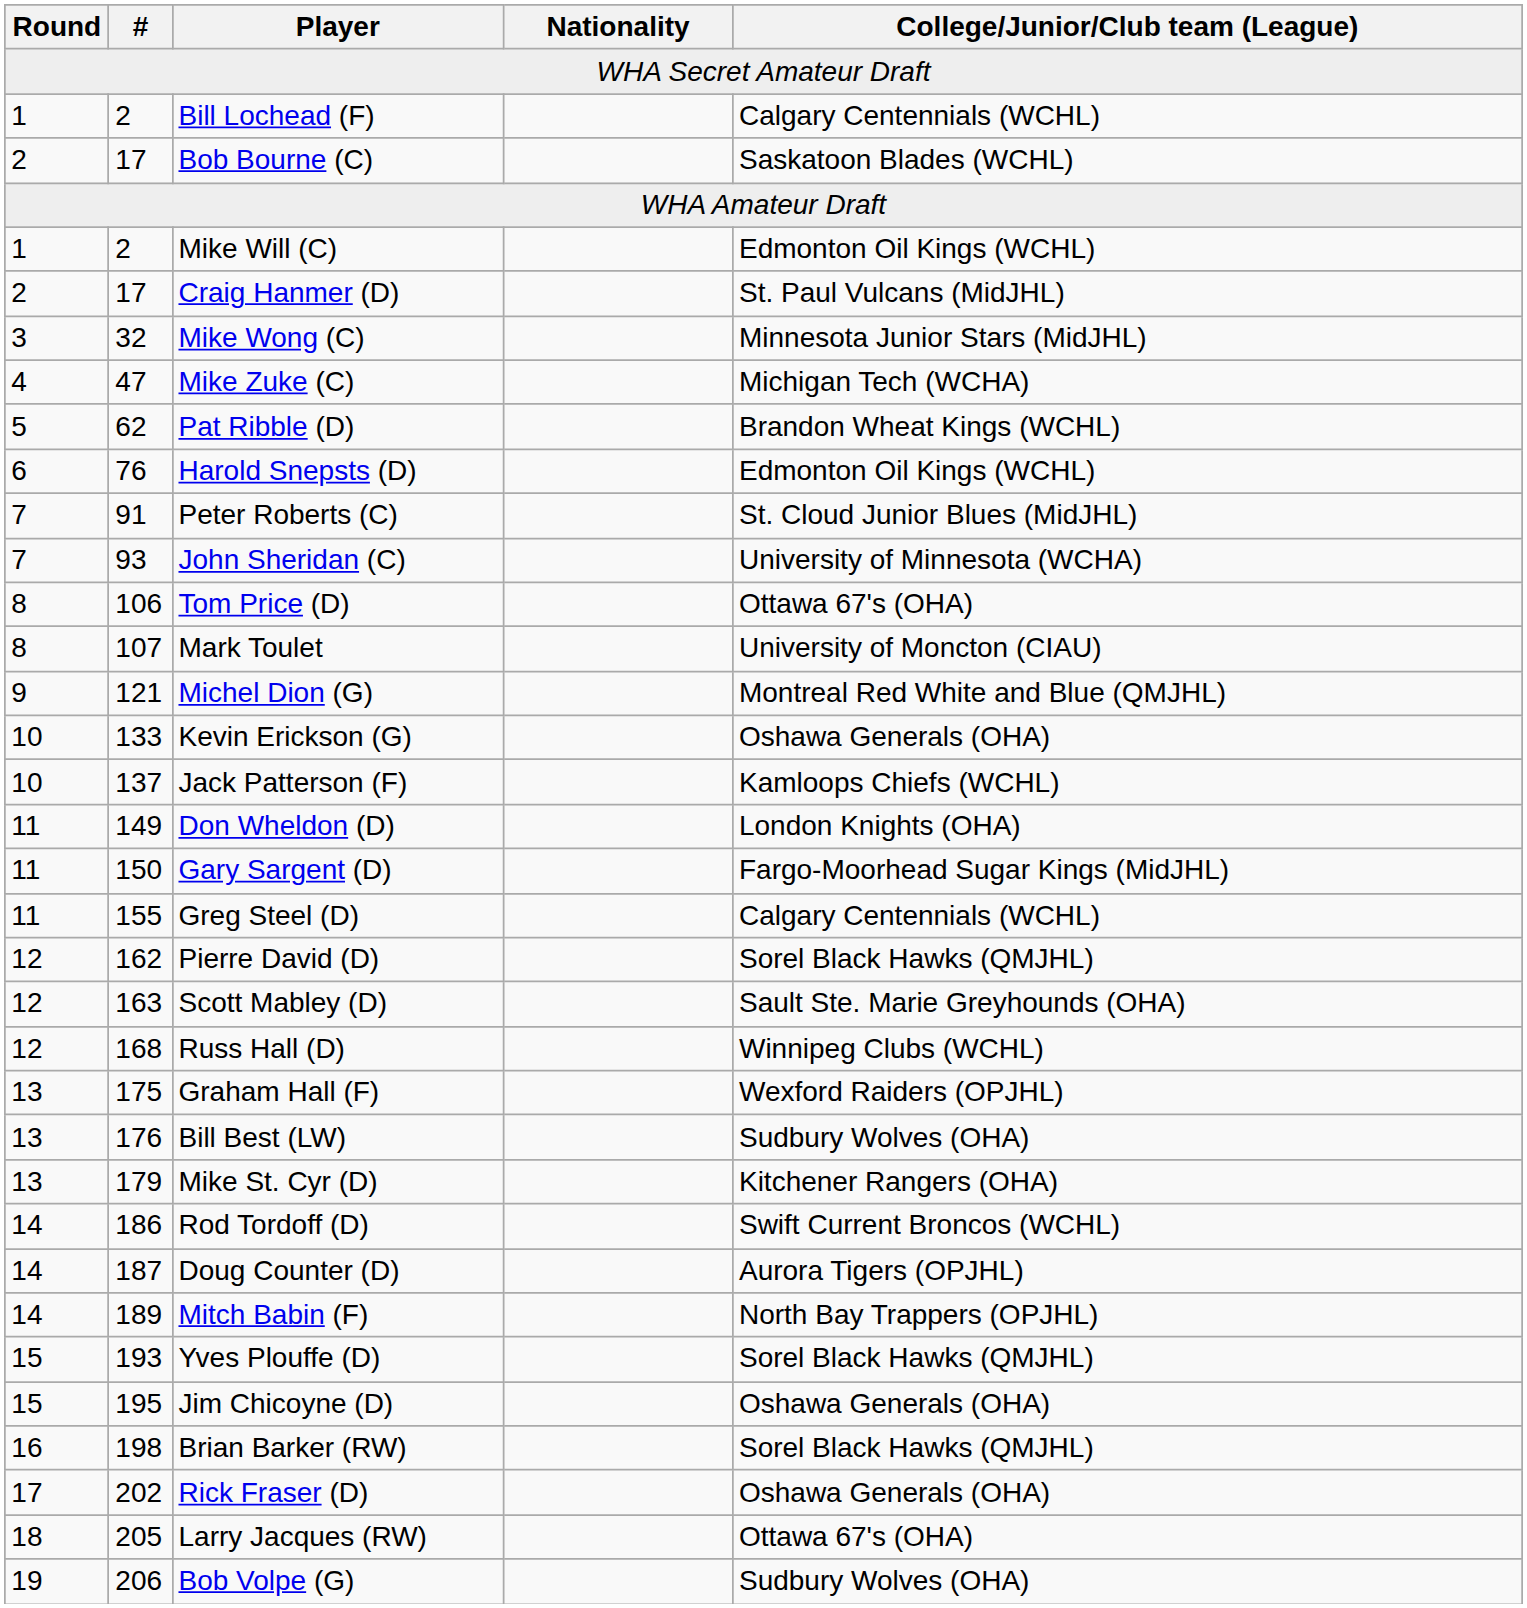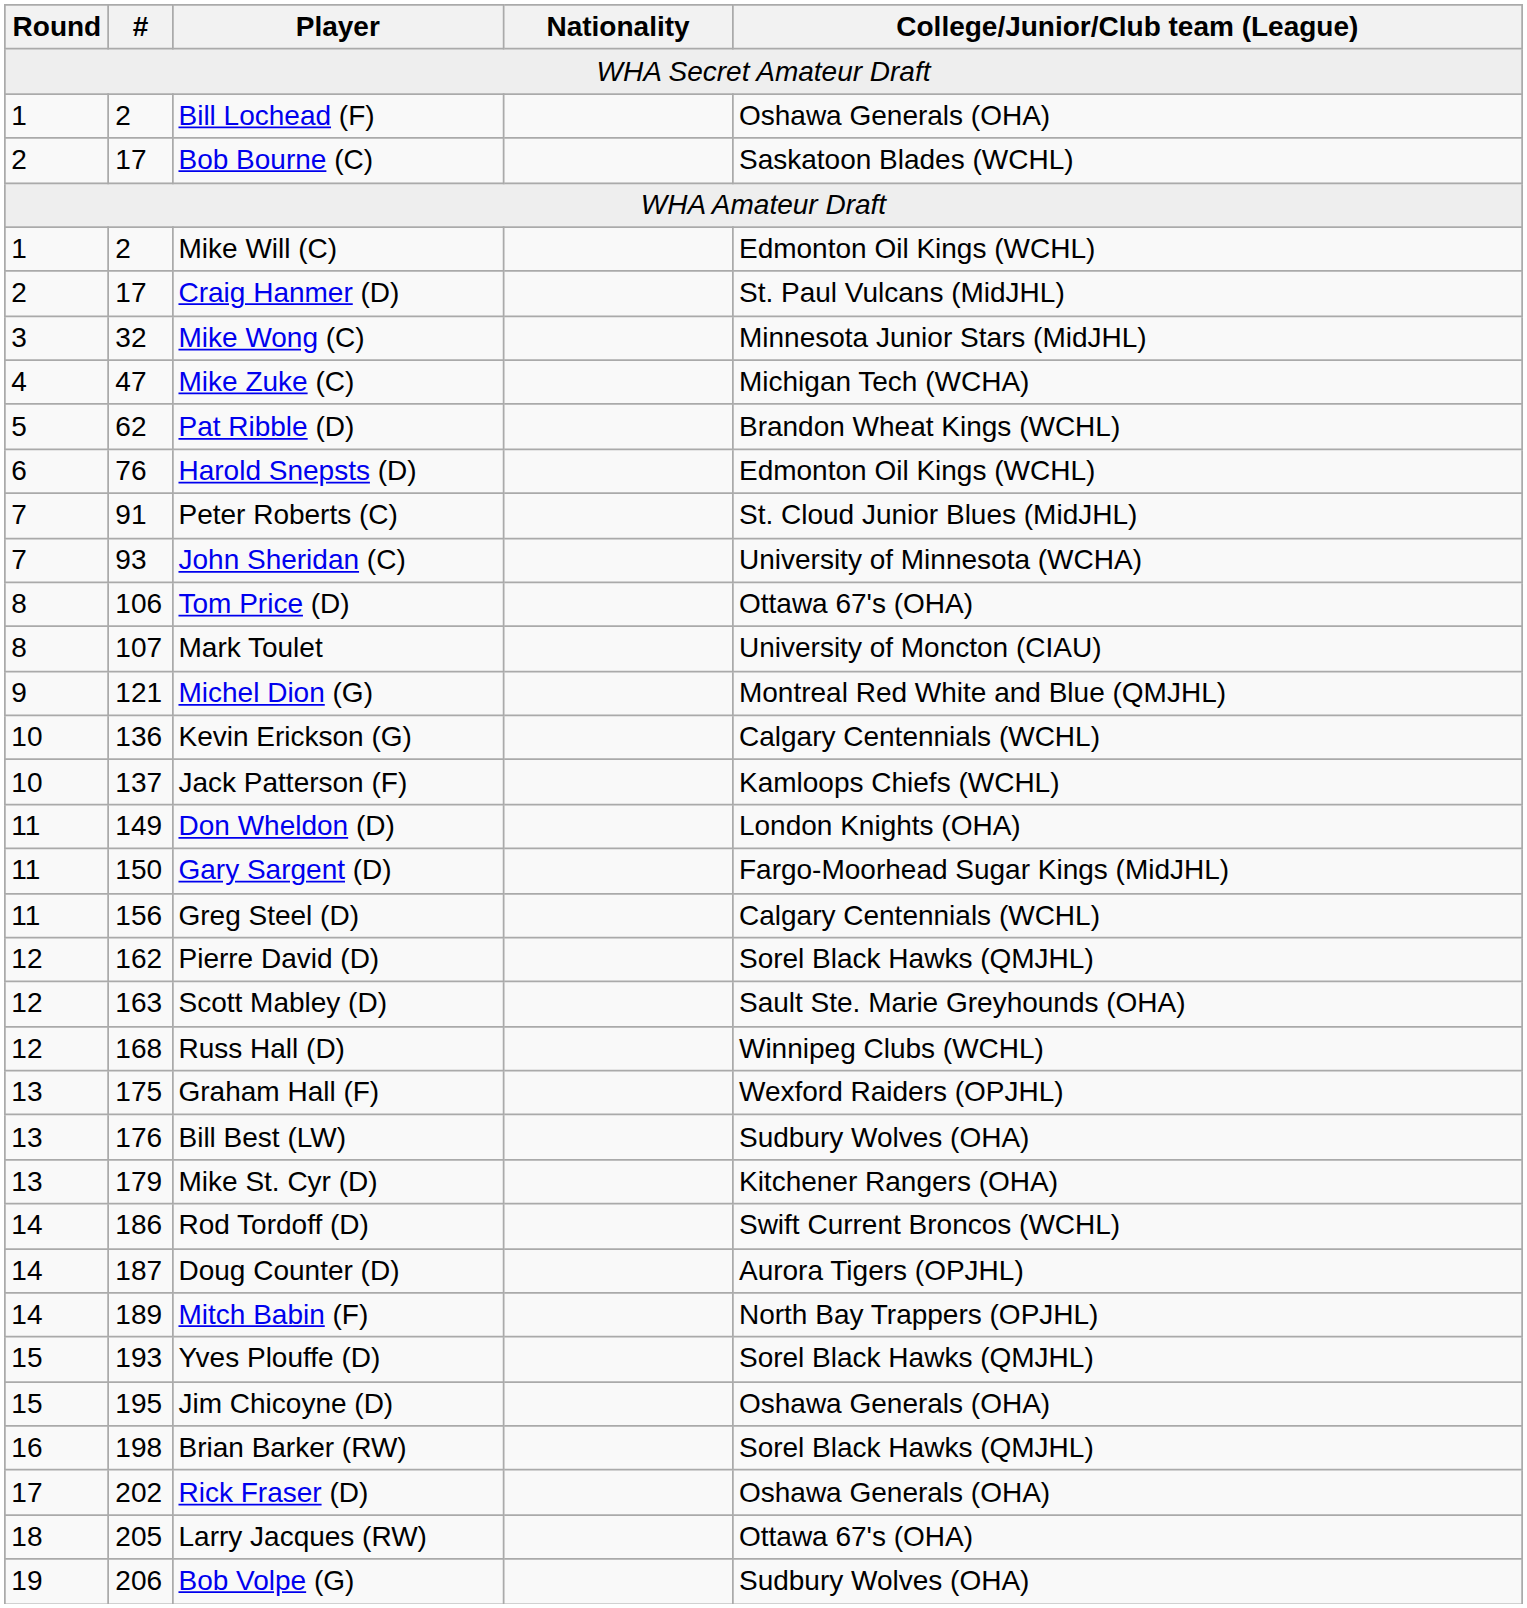(919, 115) Calgary Centennials (WCHL) -> (895, 115) Oshawa Generals (OHA)
(139, 737) 133 -> (139, 737) 136
(895, 737) Oshawa Generals (OHA) -> (919, 737) Calgary Centennials (WCHL)
(139, 914) 155 -> (139, 914) 156
